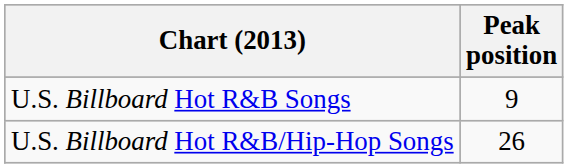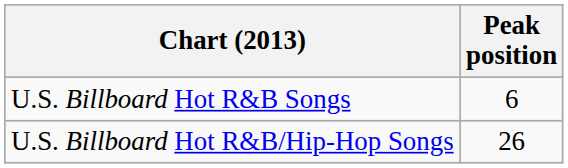(512, 98) 9 -> (512, 98) 6
